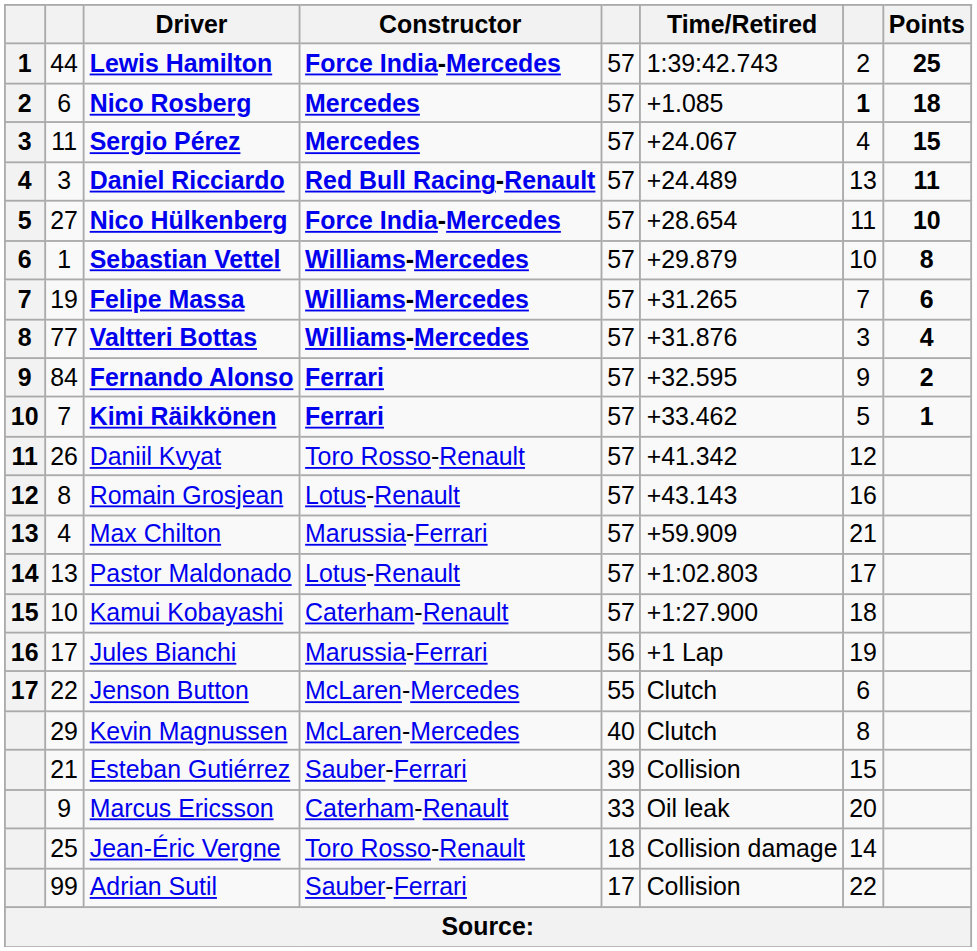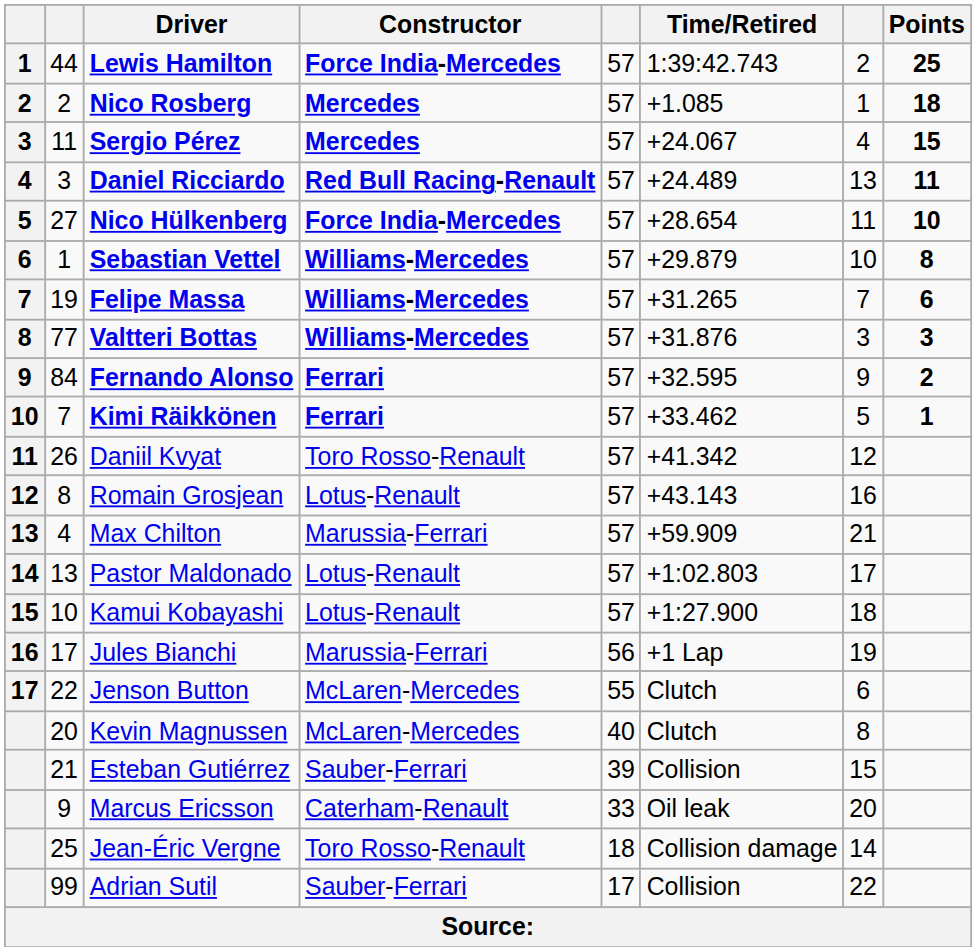(64, 103) 6 -> (64, 103) 2
(863, 103) bold -> (863, 103) normal
(927, 338) 4 -> (927, 338) 3
(407, 613) Caterham-Renault -> (383, 613) Lotus-Renault
(64, 730) 29 -> (64, 730) 20
